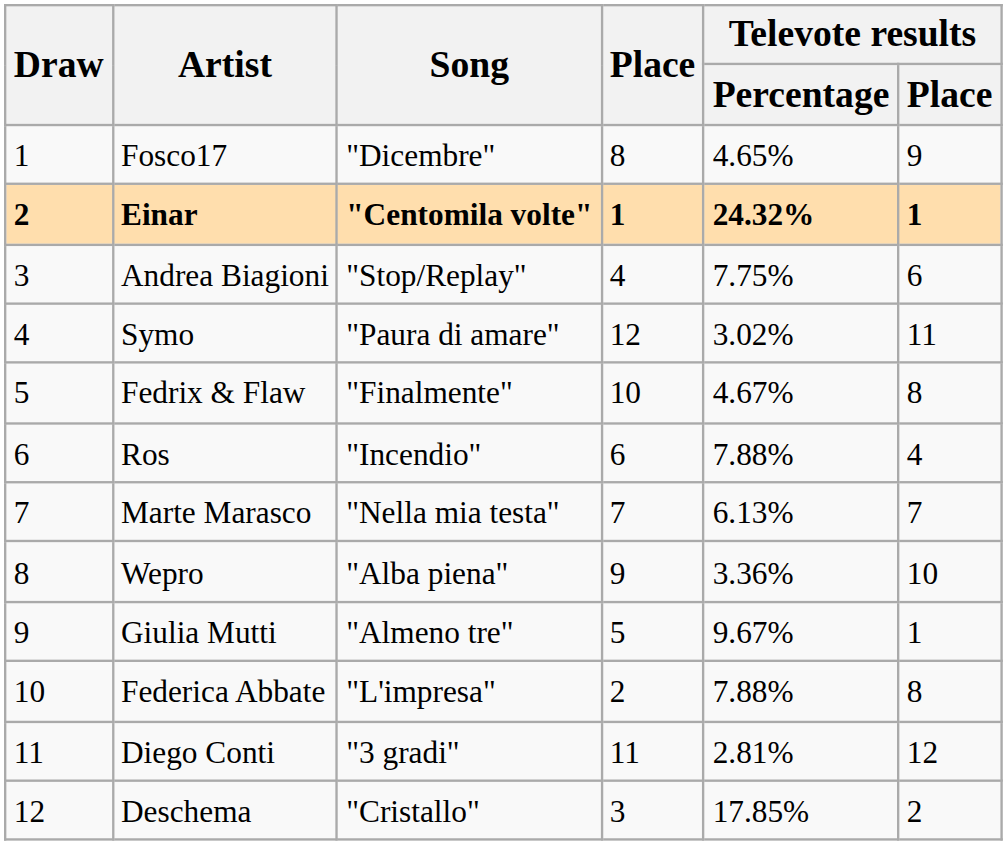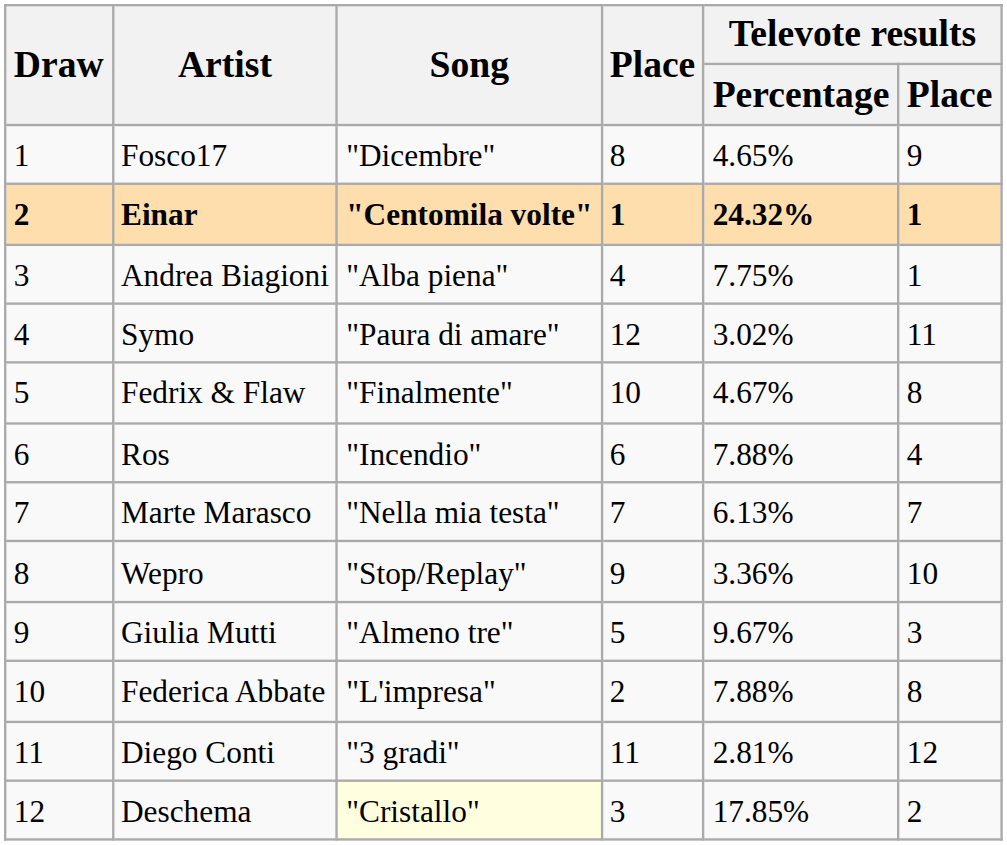(436, 275) "Stop/Replay" -> (427, 275) "Alba piena"
(915, 275) 6 -> (915, 275) 1
(427, 573) "Alba piena" -> (436, 573) "Stop/Replay"
(915, 632) 1 -> (915, 632) 3
(413, 811) no background -> (413, 811) lightyellow background
